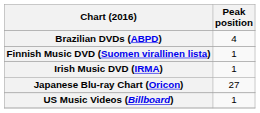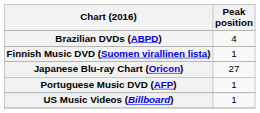- row: (109, 69)
+ row: (109, 85)
